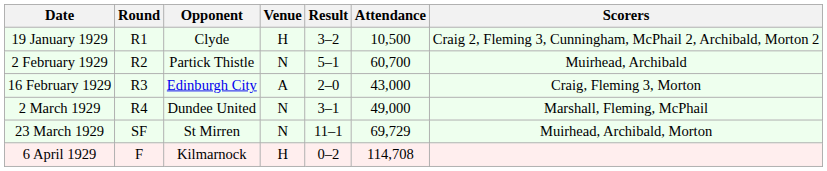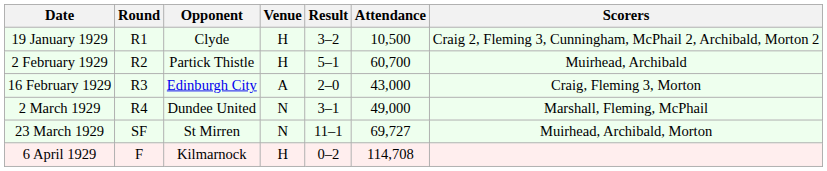(283, 62) N -> (283, 62) H
(390, 131) 69,729 -> (390, 131) 69,727
